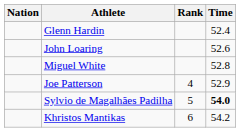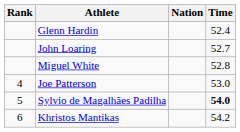columns swapped: (190, 13) <-> (23, 13)
(220, 48) 52.6 -> (220, 48) 52.7
(220, 83) 52.9 -> (220, 83) 53.0
